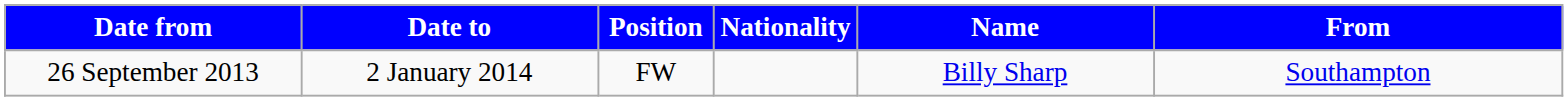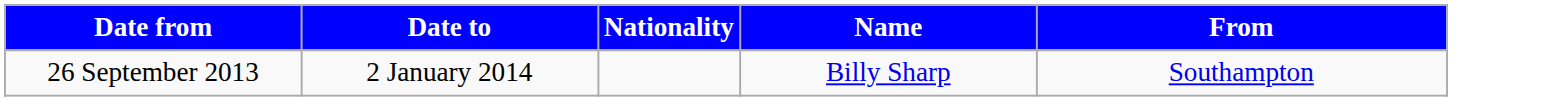- column: (656, 27)
